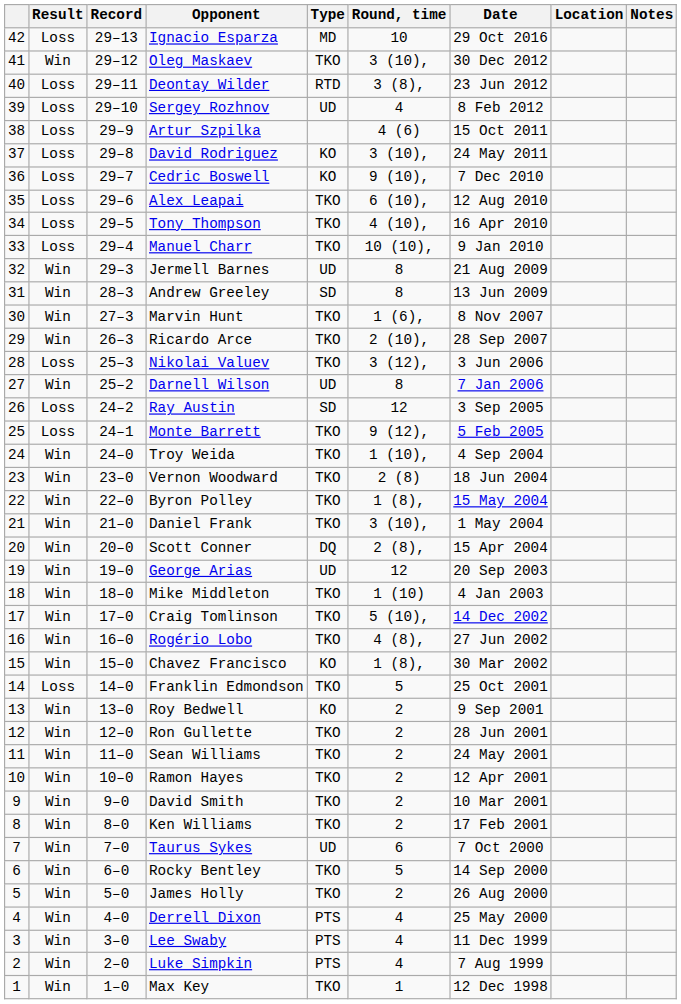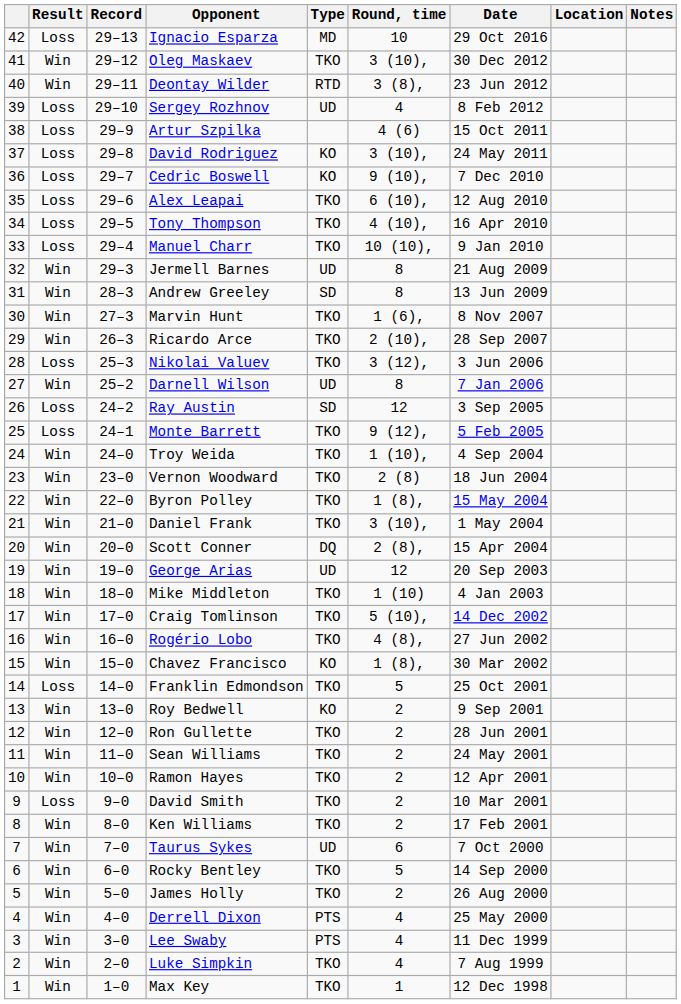(58, 86) Loss -> (58, 86) Win
(58, 803) Win -> (58, 803) Loss
(328, 965) PTS -> (328, 965) TKO
